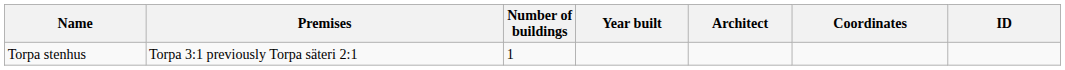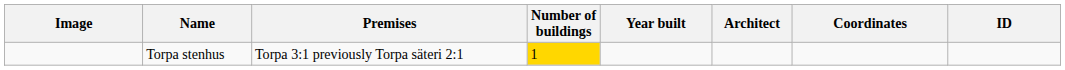+ column: (74, 23)
(510, 53) no background -> (534, 53) gold background
